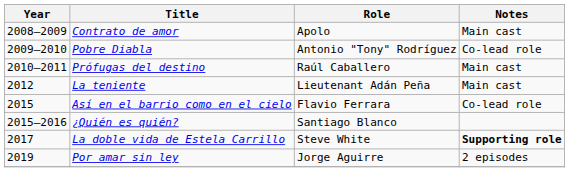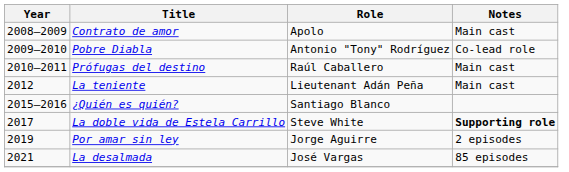- row: (182, 103)
+ row: (112, 158)
